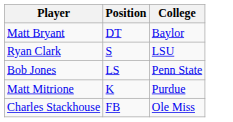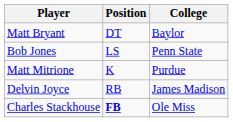- row: (34, 51)
+ row: (38, 88)
(113, 107) normal -> (113, 107) bold
